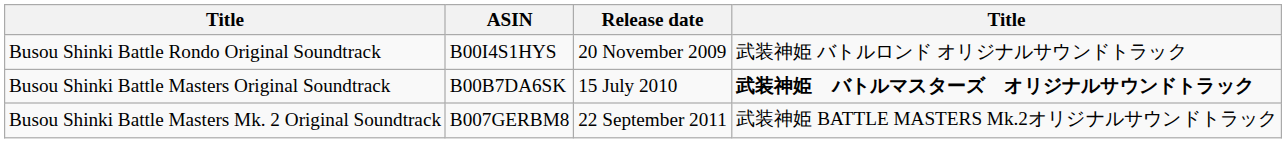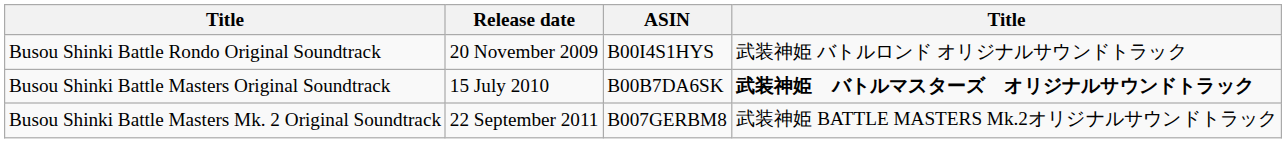columns swapped: (652, 19) <-> (510, 19)
